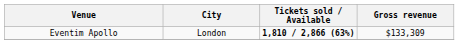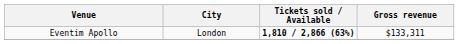(405, 33) $133,309 -> (405, 33) $133,311
